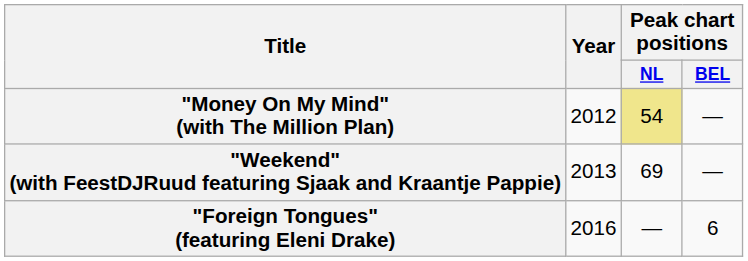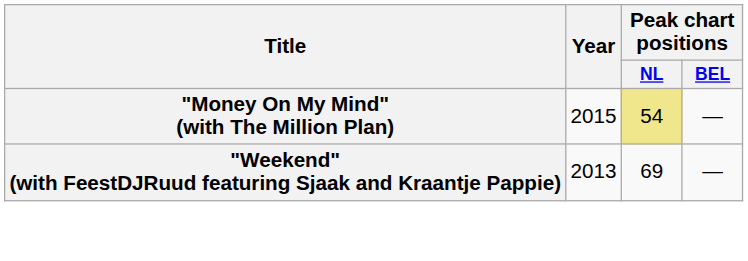(594, 116) 2012 -> (594, 116) 2015
- row: (285, 227)
